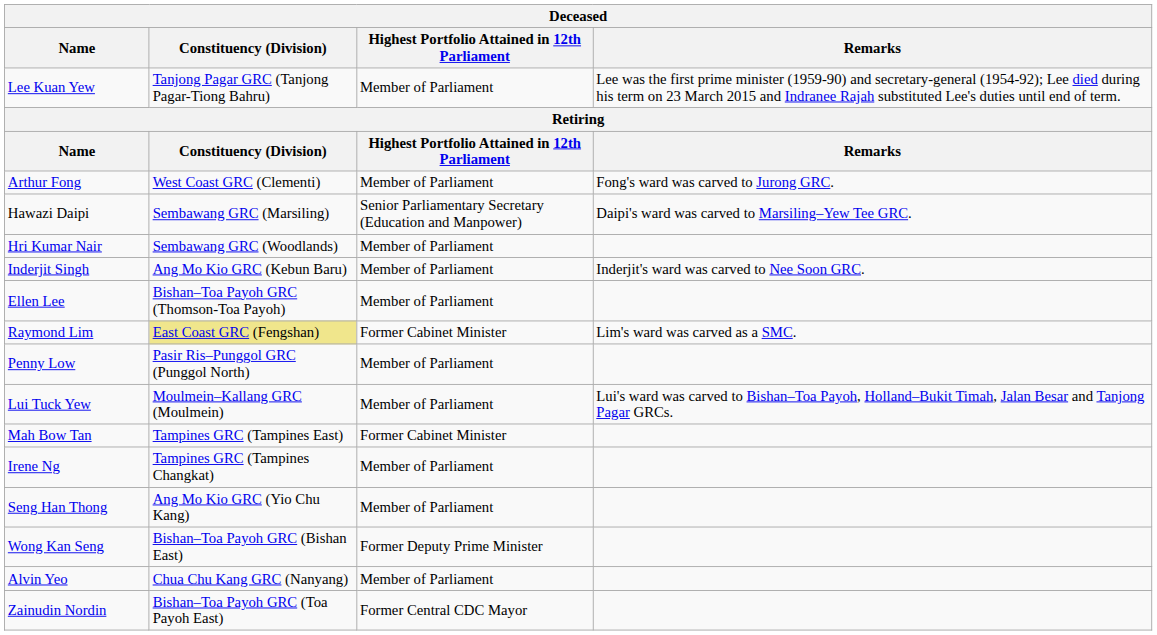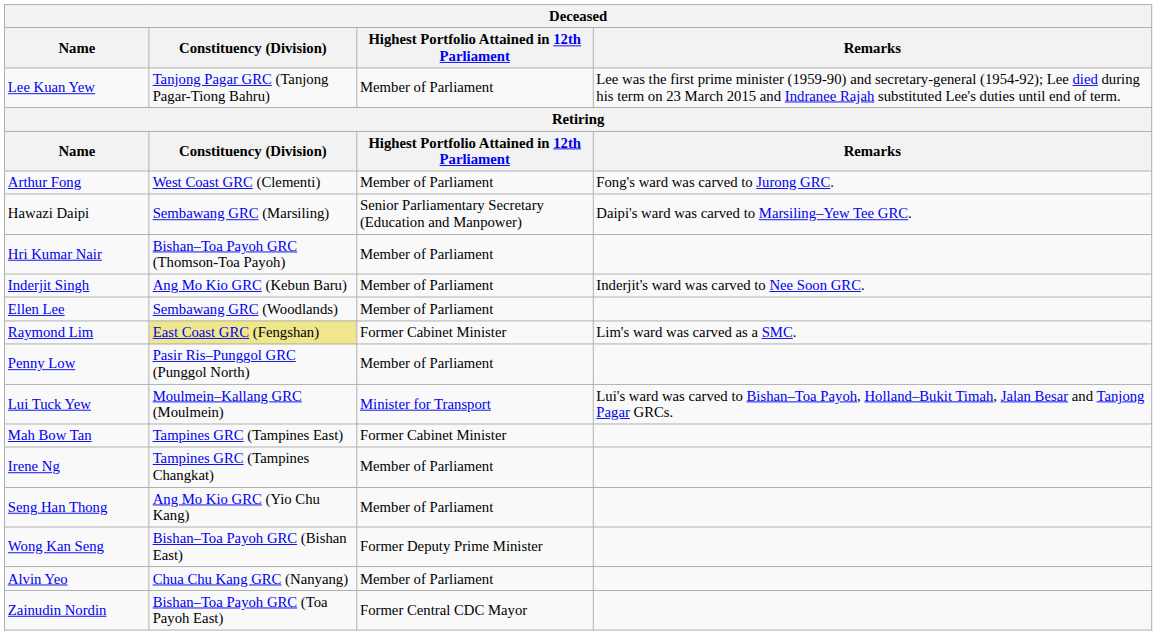(245, 245) Sembawang GRC (Woodlands) -> (225, 254) Bishan–Toa Payoh GRC (Thomson-Toa Payoh)
(225, 300) Bishan–Toa Payoh GRC (Thomson-Toa Payoh) -> (245, 309) Sembawang GRC (Woodlands)
(427, 403) Member of Parliament -> (425, 403) Minister for Transport
